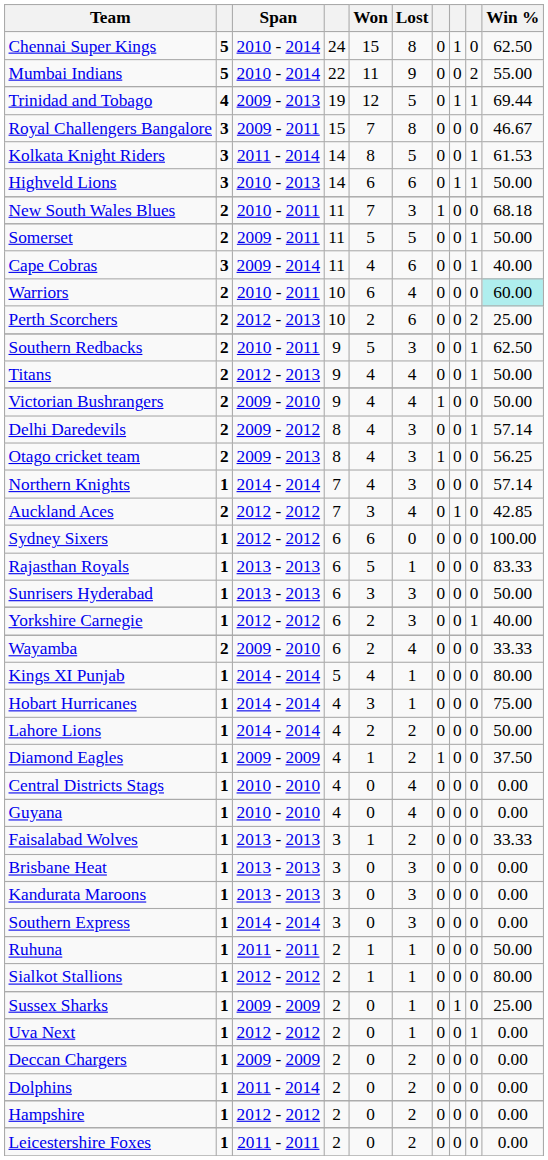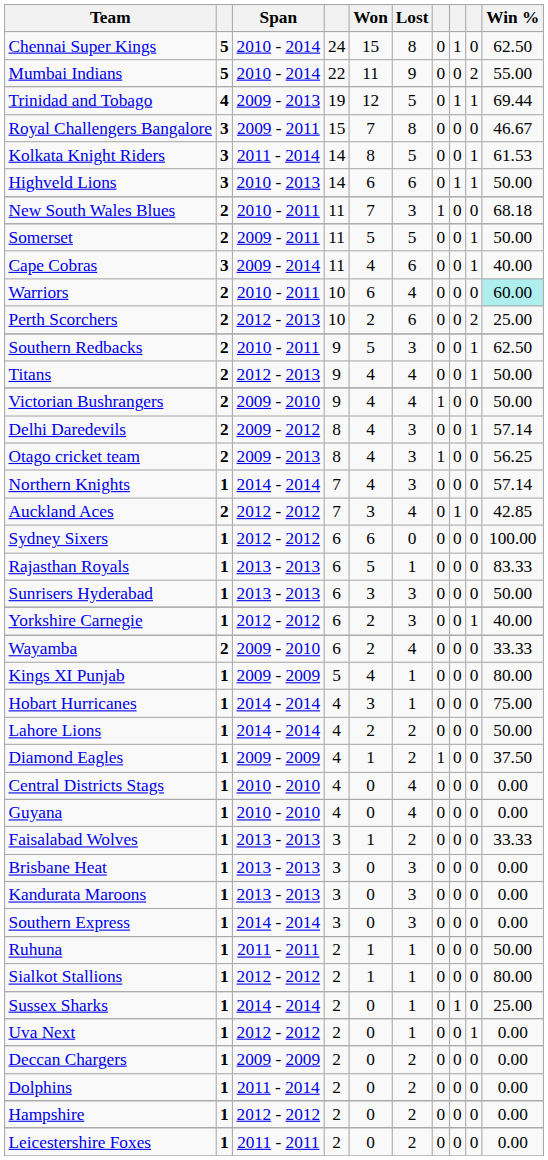(278, 675) 2014 - 2014 -> (278, 675) 2009 - 2009
(278, 1004) 2009 - 2009 -> (278, 1004) 2014 - 2014
